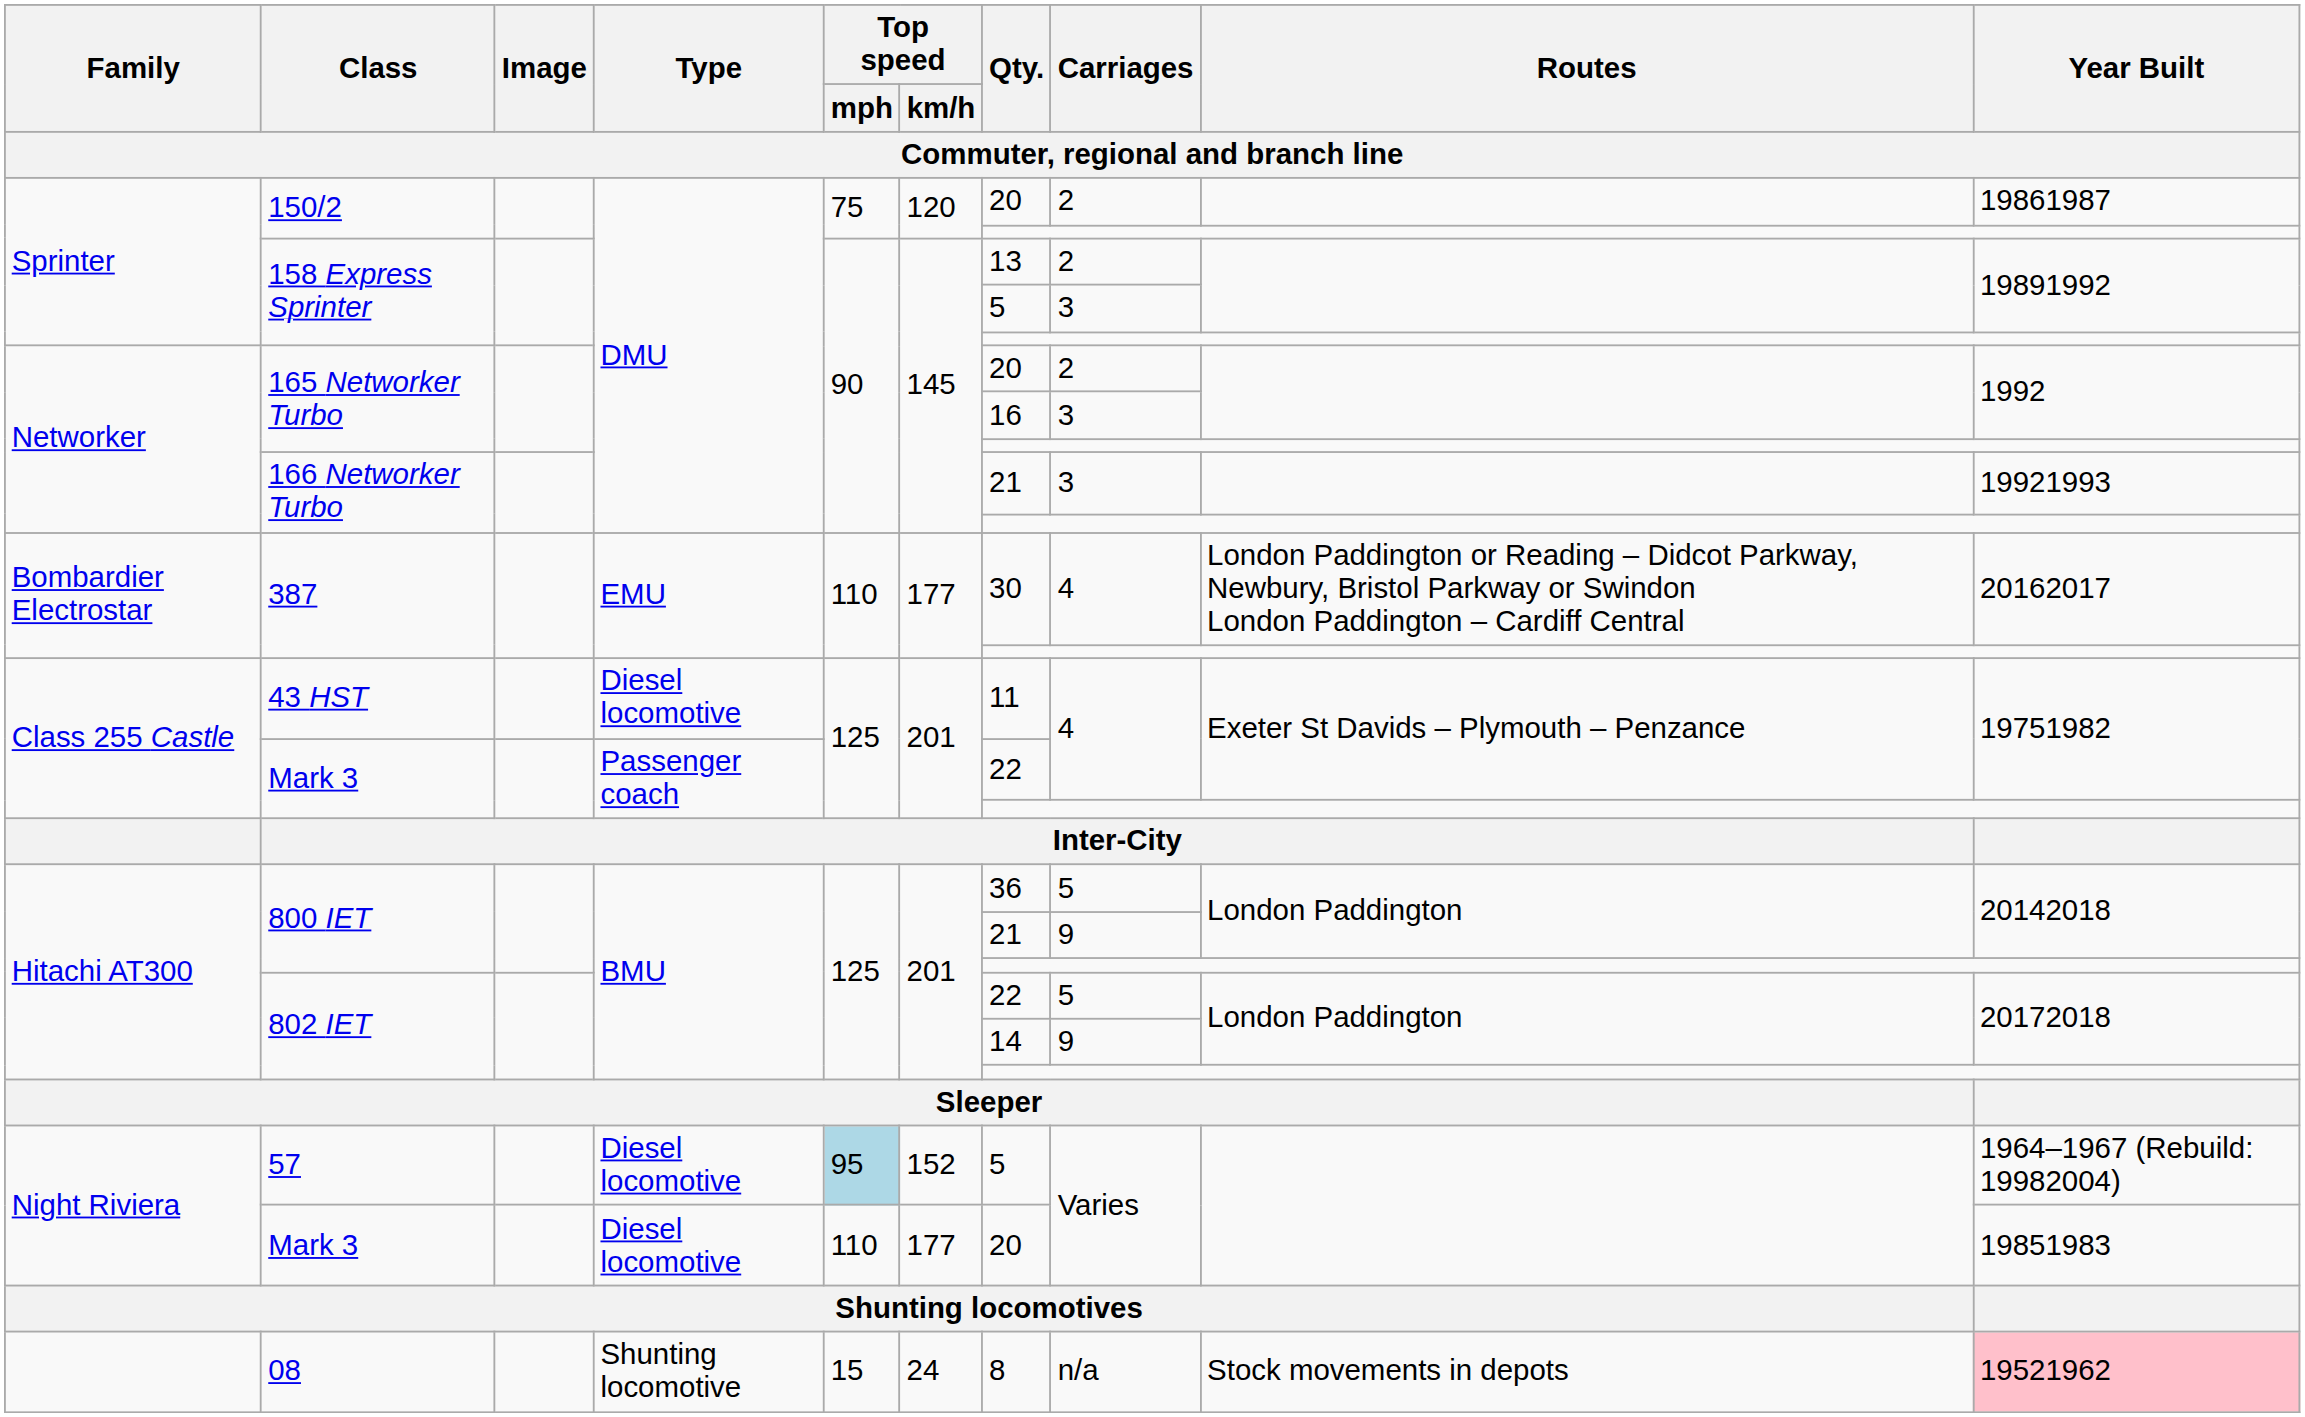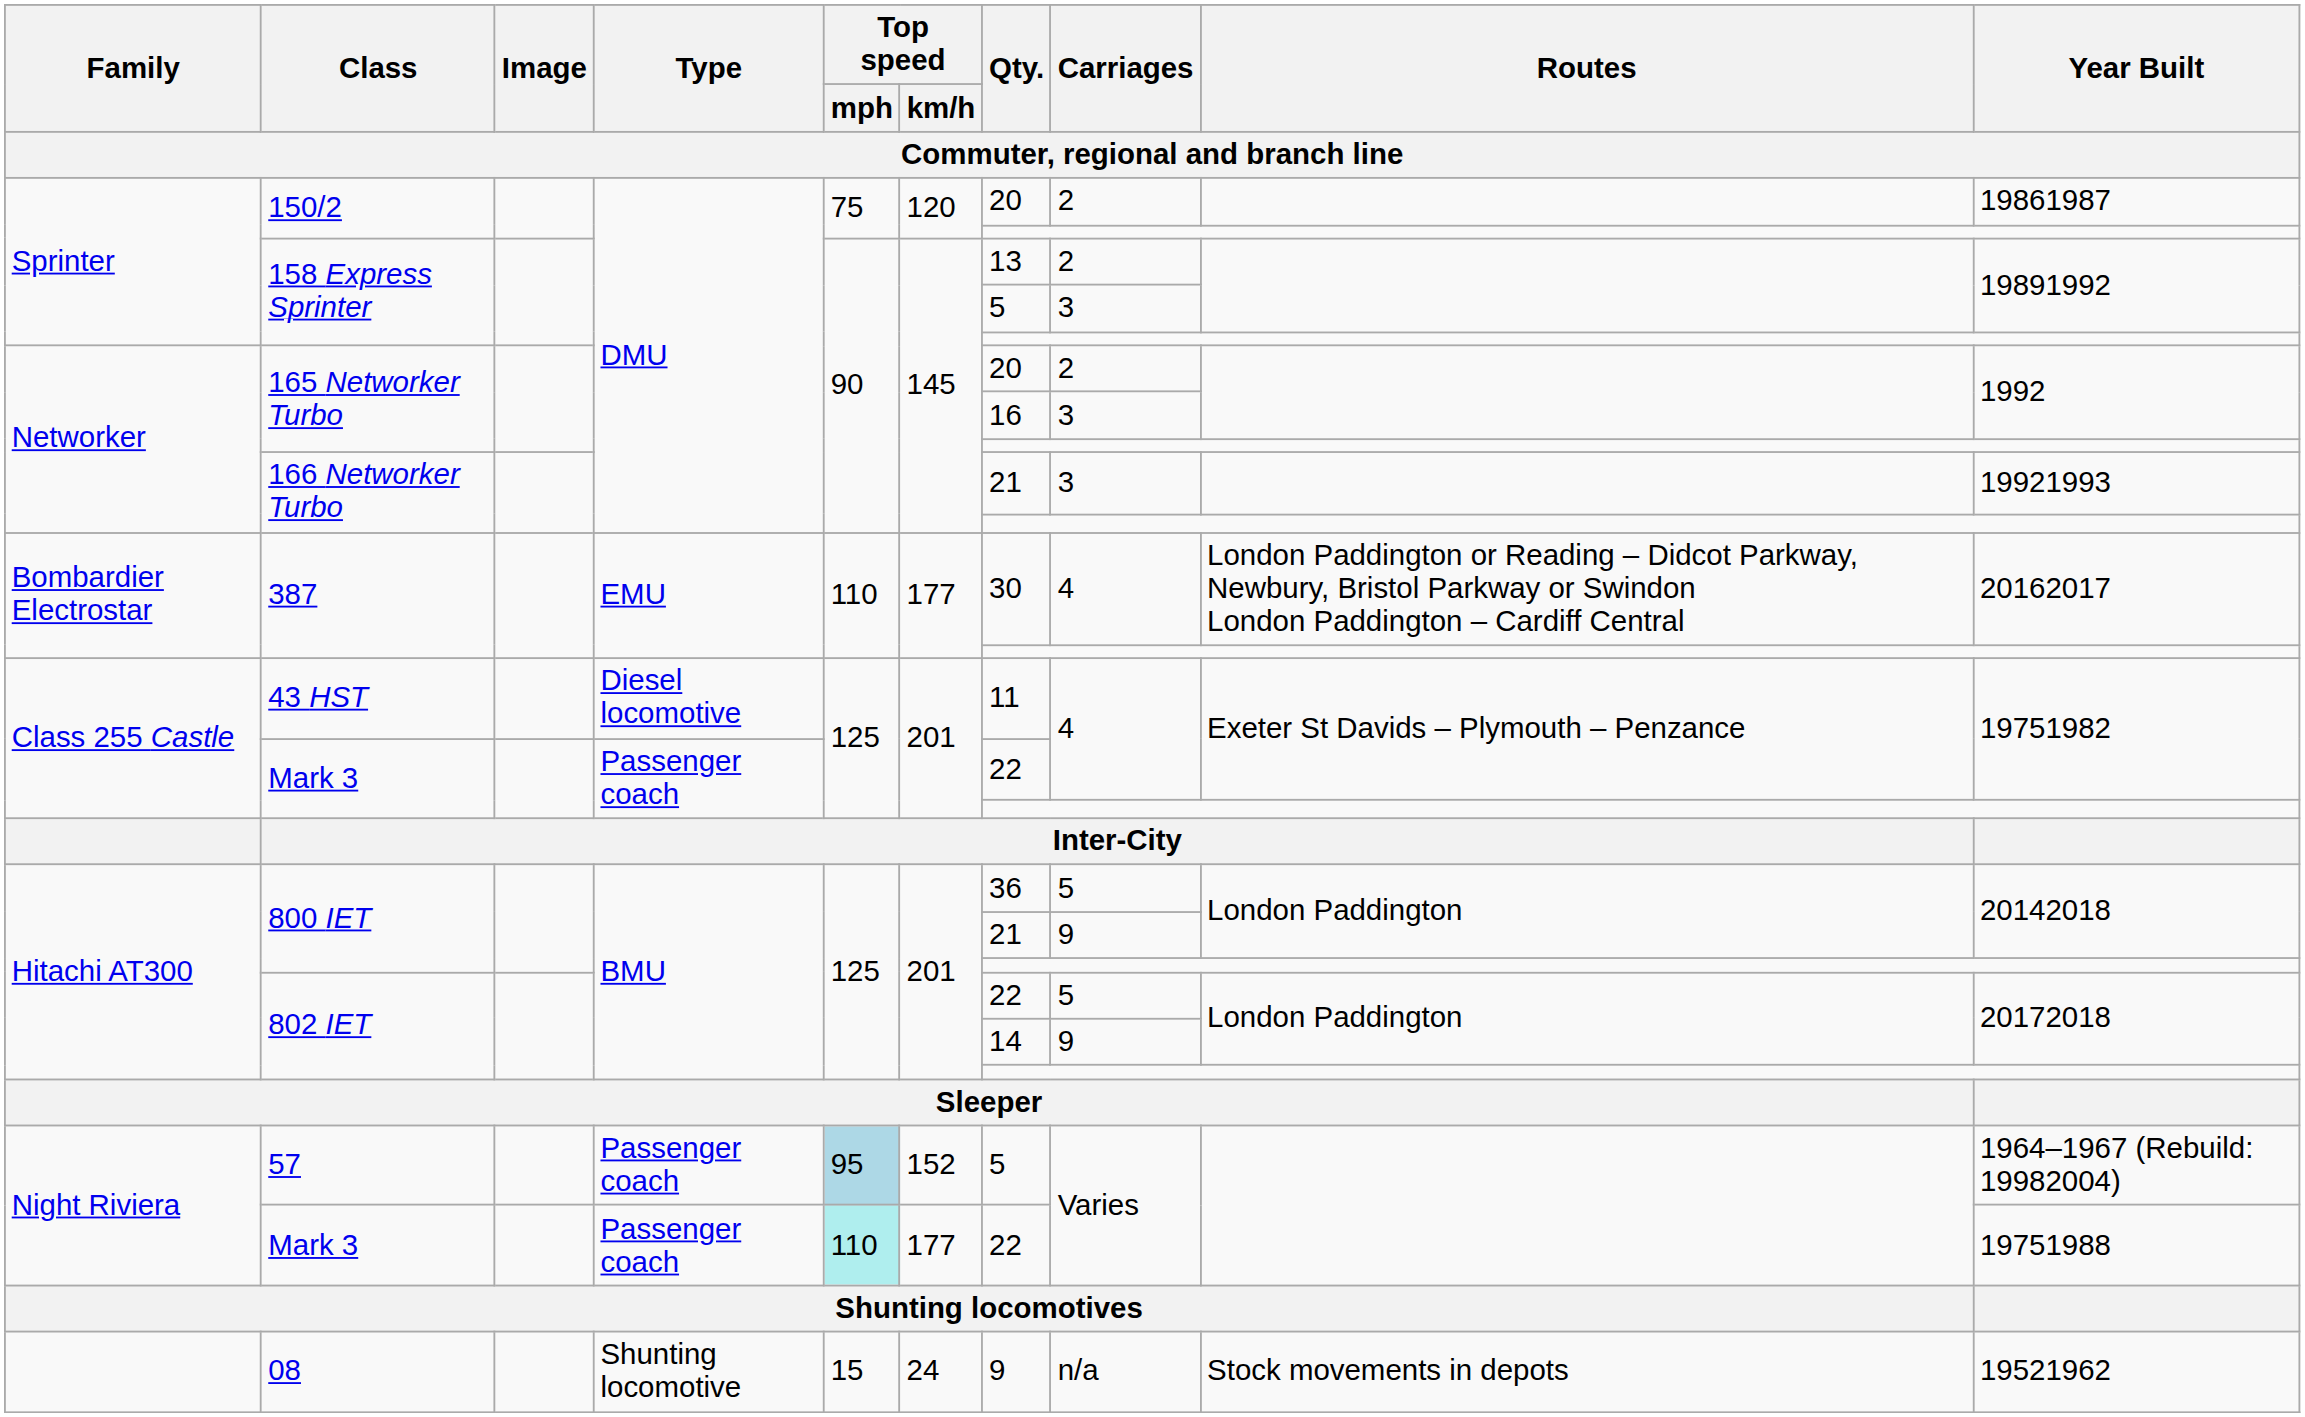(671, 1164) Diesel locomotive -> (671, 1164) Passenger coach
(671, 1244) Diesel locomotive -> (671, 1244) Passenger coach
(854, 1244) no background -> (854, 1244) paleturquoise background
(1005, 1244) 20 -> (1005, 1244) 22
(2045, 1244) 19851983 -> (2045, 1244) 19751988
(997, 1371) 8 -> (997, 1371) 9
(2045, 1371) pink background -> (2045, 1371) no background
